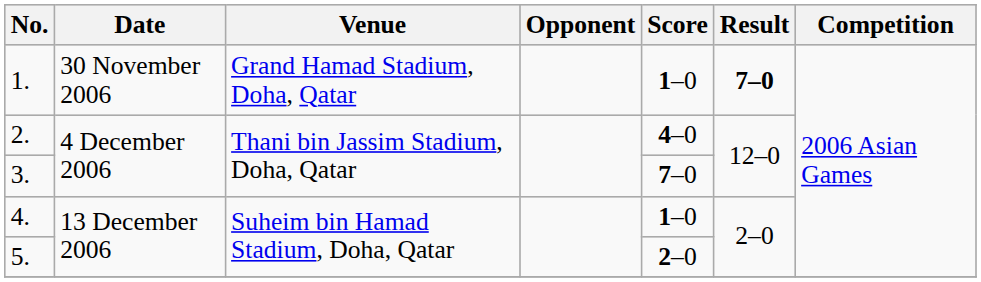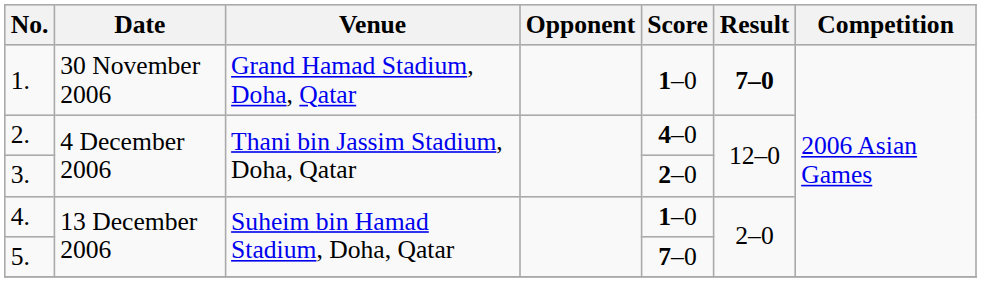(678, 175) 7–0 -> (678, 175) 2–0
(678, 256) 2–0 -> (678, 256) 7–0
